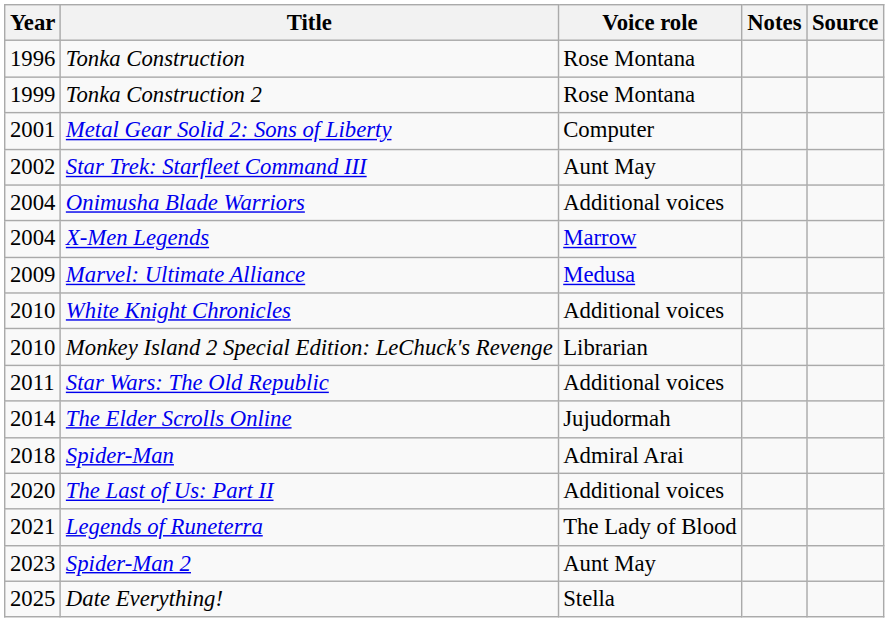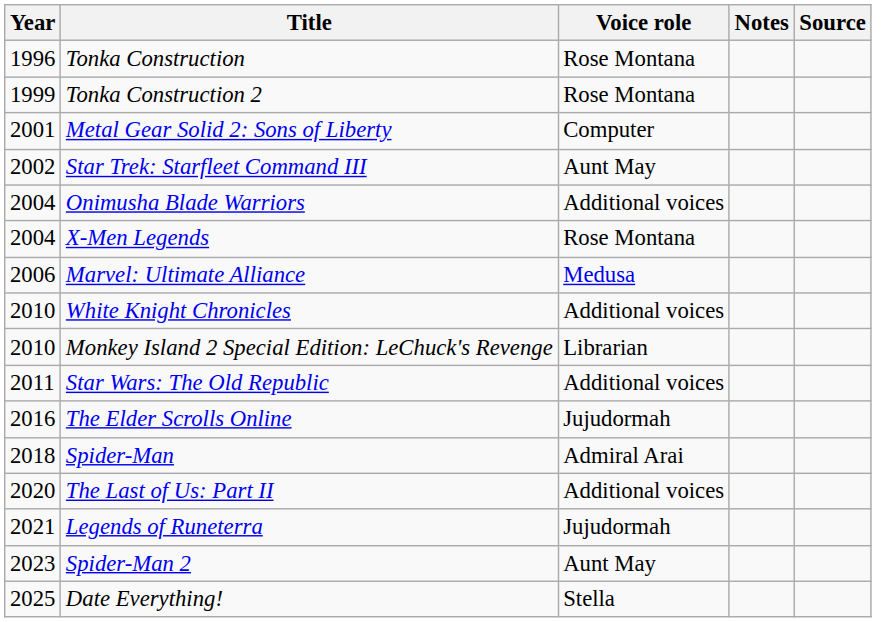(600, 238) Marrow -> (629, 238) Rose Montana
(33, 274) 2009 -> (33, 274) 2006
(33, 418) 2014 -> (33, 418) 2016
(650, 526) The Lady of Blood -> (617, 526) Jujudormah
